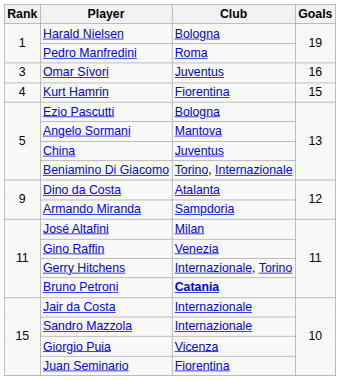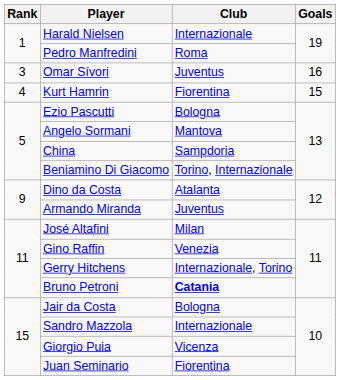(197, 33) Bologna -> (213, 33) Internazionale
(199, 151) Juventus -> (204, 151) Sampdoria
(204, 209) Sampdoria -> (199, 209) Juventus
(213, 307) Internazionale -> (197, 307) Bologna
